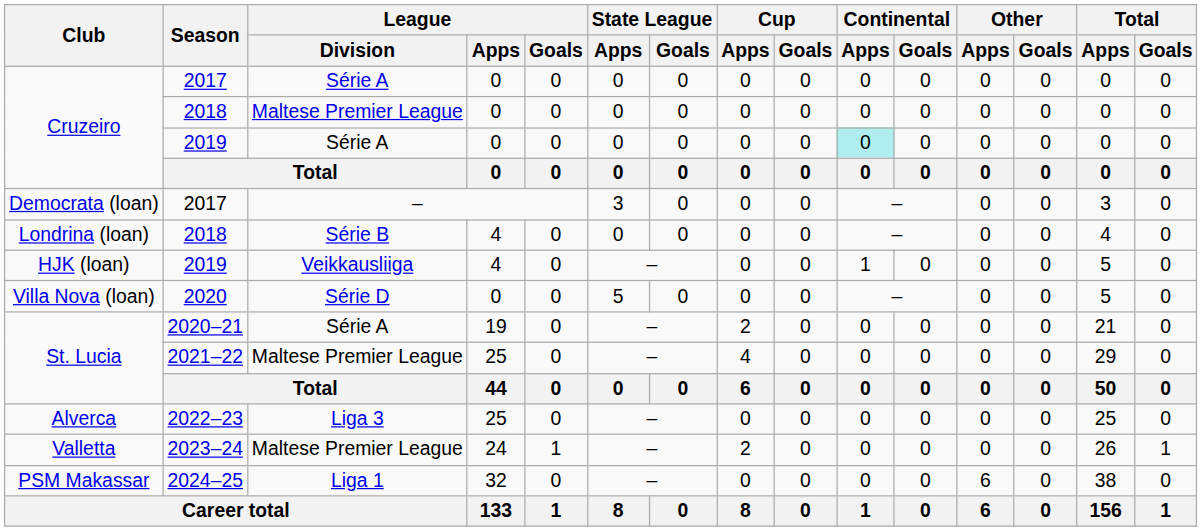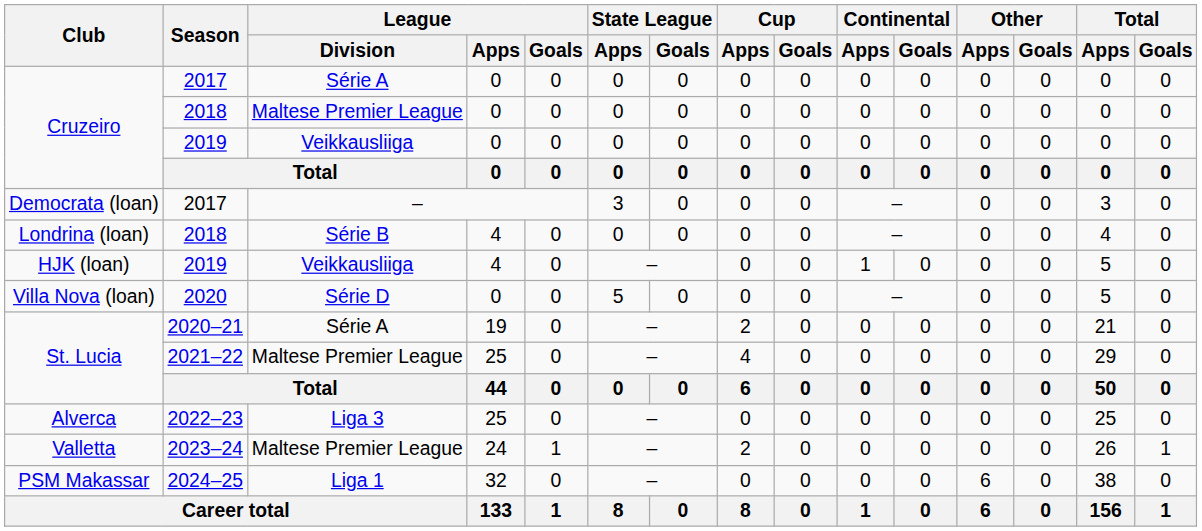(357, 142) Série A -> (357, 142) Veikkausliiga
(865, 142) paleturquoise background -> (865, 142) no background
